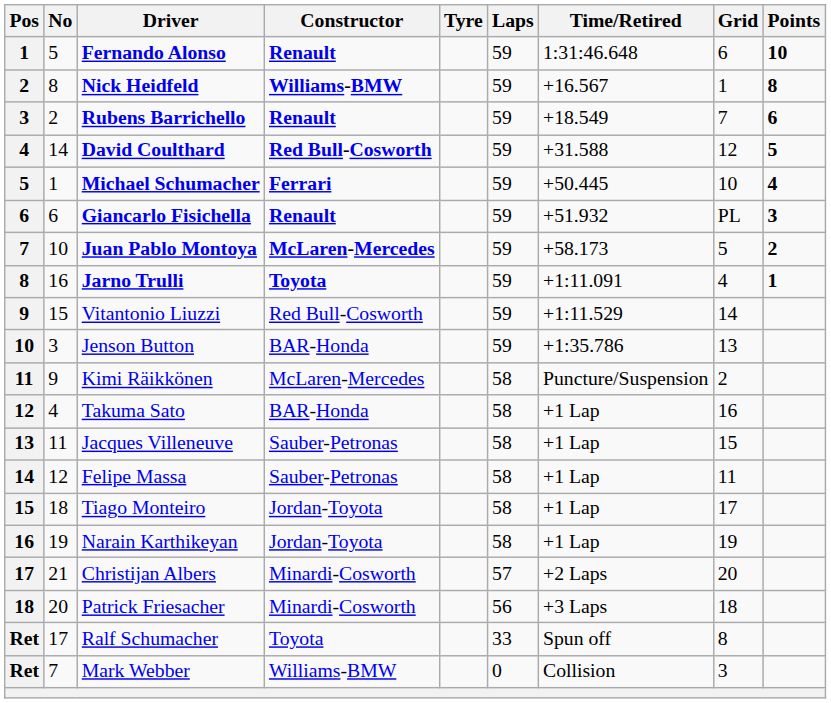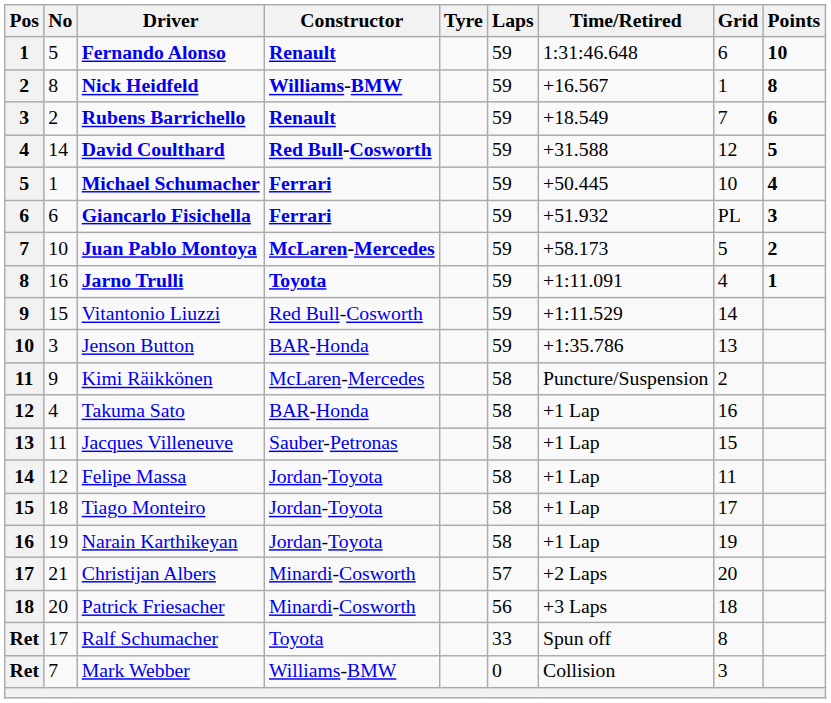(302, 215) Renault -> (300, 215) Ferrari
(333, 475) Sauber-Petronas -> (326, 475) Jordan-Toyota
